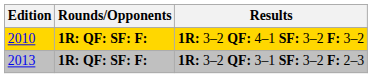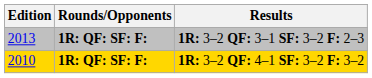rows swapped: (271, 39) <-> (271, 61)
